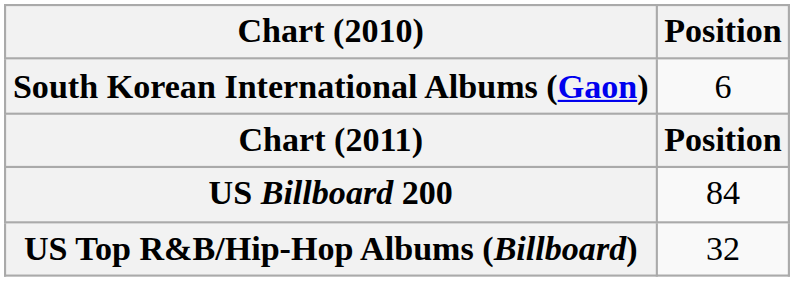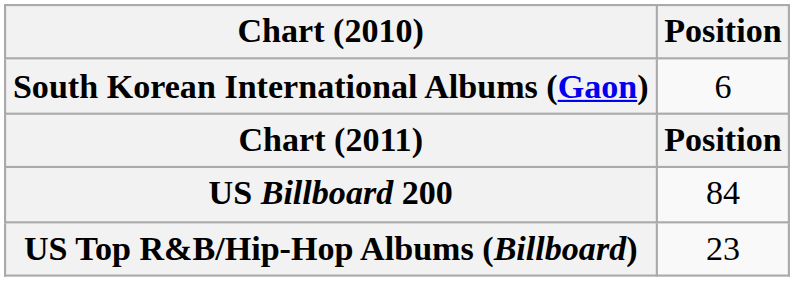(723, 247) 32 -> (723, 247) 23
